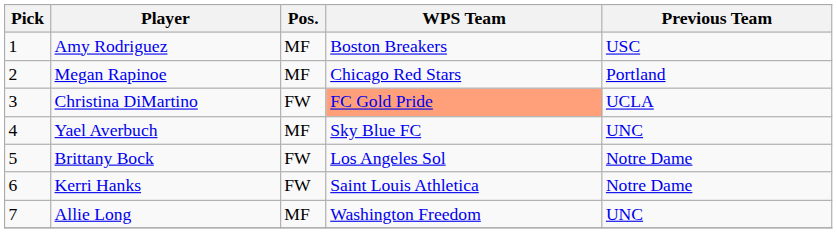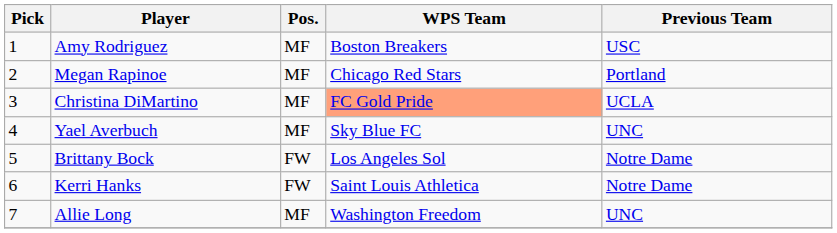(297, 102) FW -> (297, 102) MF
